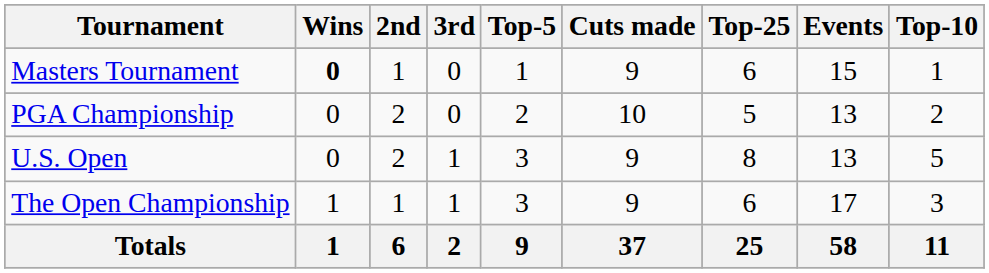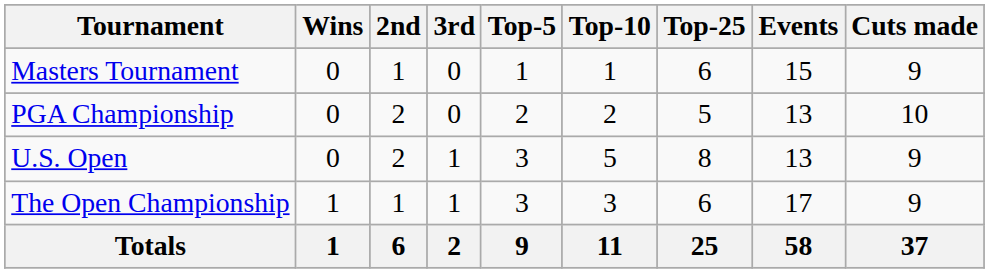columns swapped: (937, 26) <-> (632, 26)
(333, 70) bold -> (333, 70) normal
